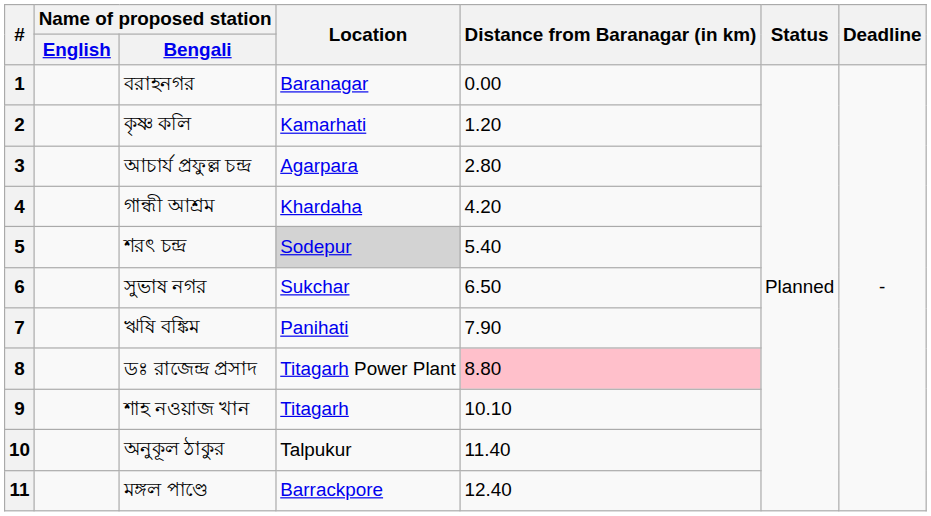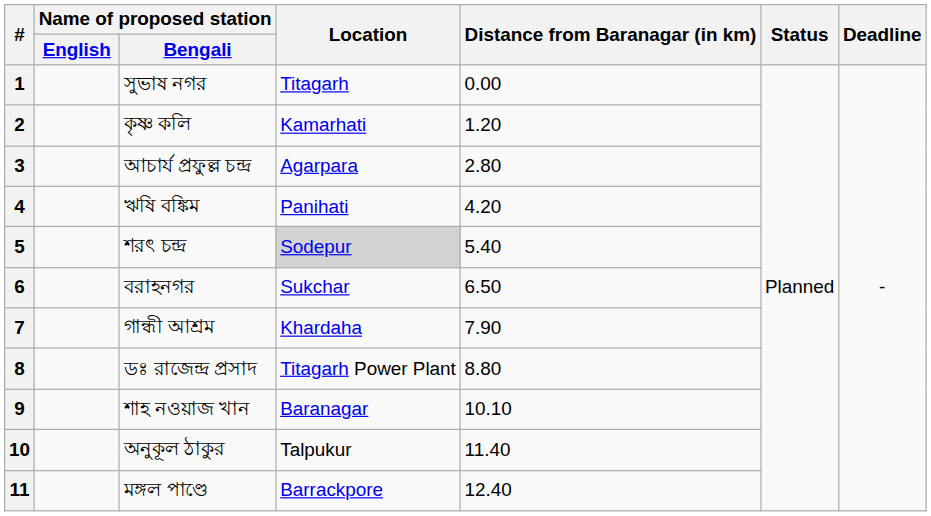(159, 84) বরাহনগর -> (165, 84) সুভাষ নগর
(324, 84) Baranagar -> (315, 84) Titagarh
(169, 205) গান্ধী আশ্রম -> (162, 205) ঋষি বঙ্কিম
(321, 206) Khardaha -> (314, 206) Panihati
(165, 286) সুভাষ নগর -> (159, 286) বরাহনগর
(162, 327) ঋষি বঙ্কিম -> (169, 327) গান্ধী আশ্রম
(314, 328) Panihati -> (321, 328) Khardaha
(483, 368) pink background -> (483, 368) no background
(315, 409) Titagarh -> (324, 409) Baranagar
